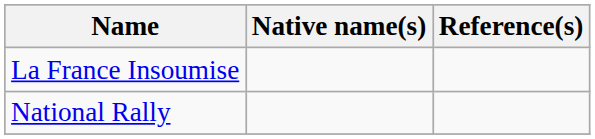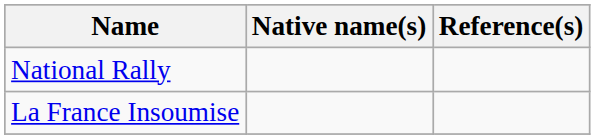rows swapped: (91, 112) <-> (125, 69)
